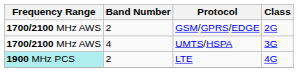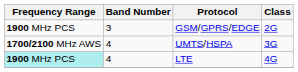(54, 28) 1700/2100 MHz AWS -> (41, 28) 1900 MHz PCS
(108, 28) 2 -> (108, 28) 3
(108, 59) 2 -> (108, 59) 4
